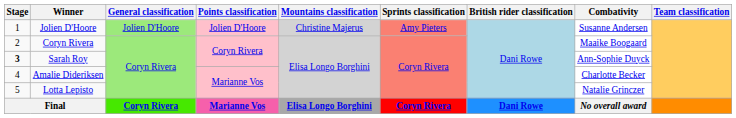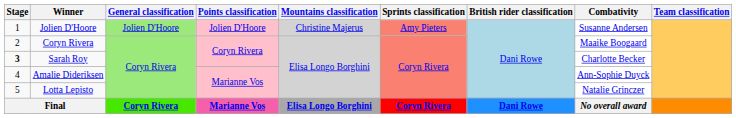(613, 59) Ann-Sophie Duyck -> (613, 59) Charlotte Becker
(613, 75) Charlotte Becker -> (613, 75) Ann-Sophie Duyck
